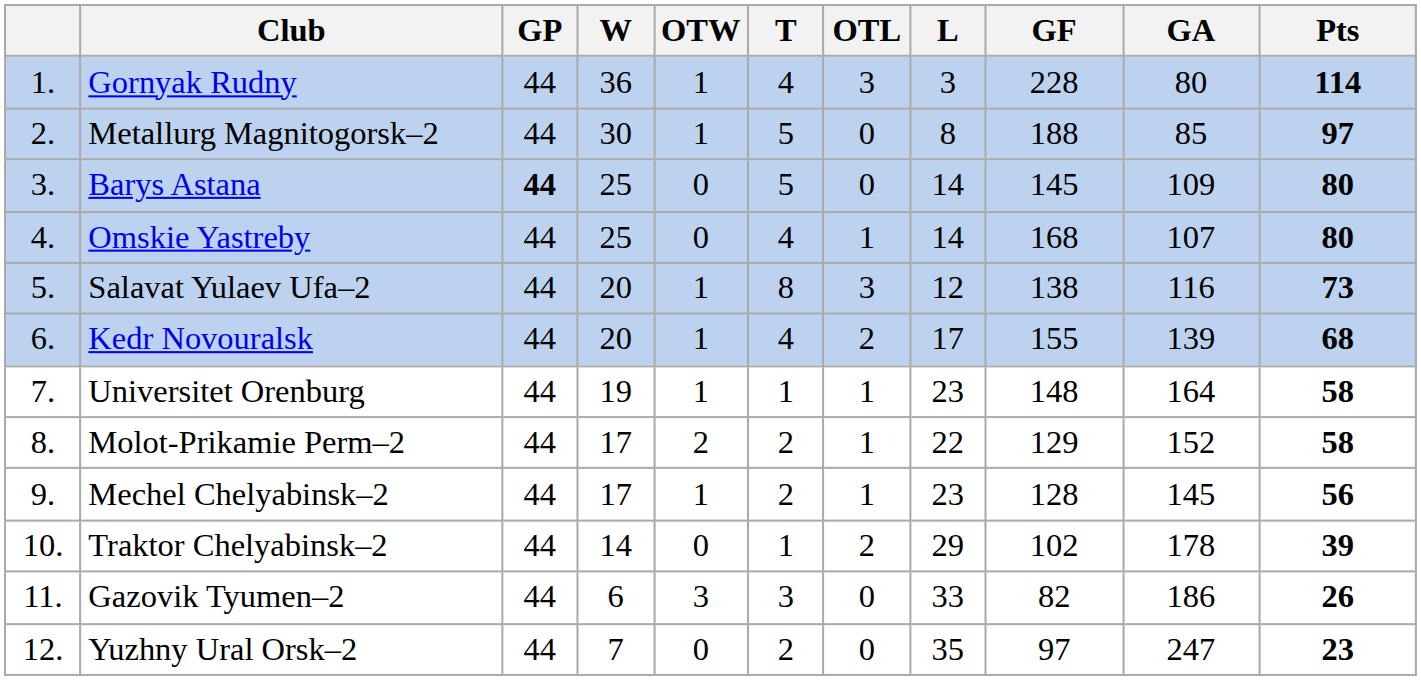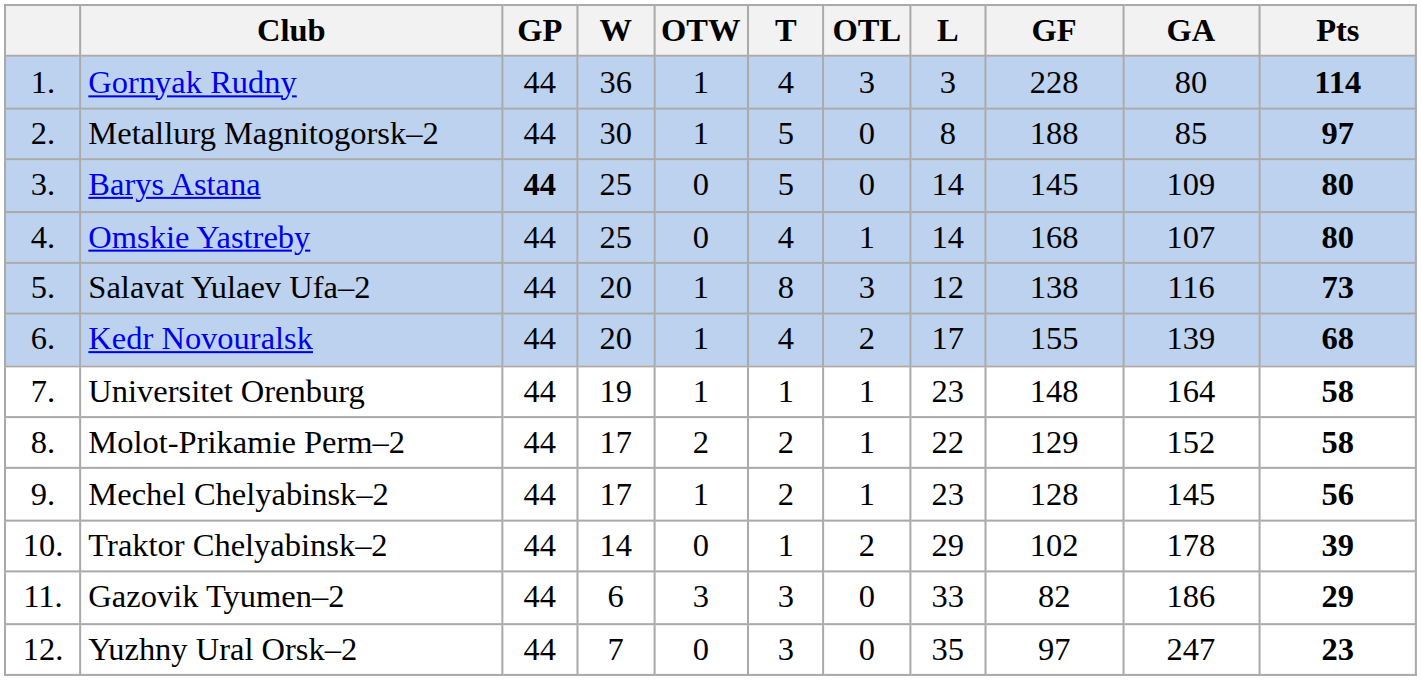(1338, 596) 26 -> (1338, 596) 29
(786, 648) 2 -> (786, 648) 3
